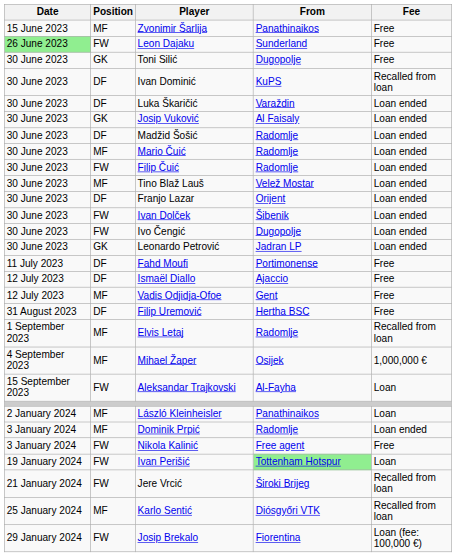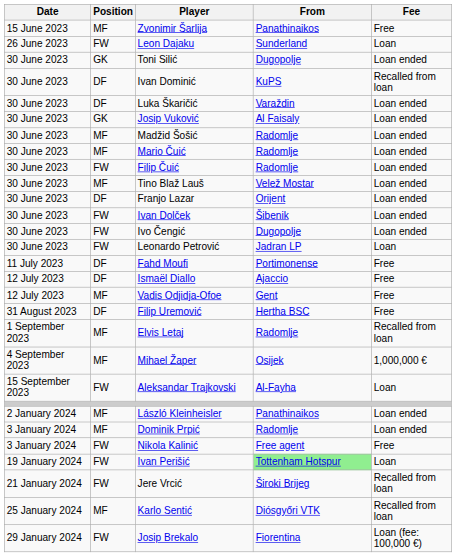(37, 44) lightgreen background -> (37, 44) no background
(384, 44) Free -> (385, 44) Loan
(384, 60) Free -> (400, 60) Loan ended
(100, 135) DF -> (100, 135) MF
(100, 247) GK -> (101, 247) FW
(400, 247) Loan ended -> (385, 247) Loan
(385, 414) Loan -> (400, 414) Loan ended
